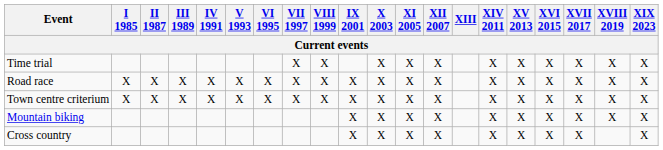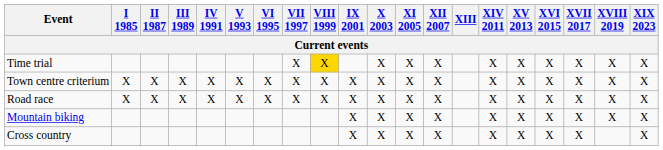(324, 63) no background -> (324, 63) gold background
rows swapped: (58, 99) <-> (30, 81)
